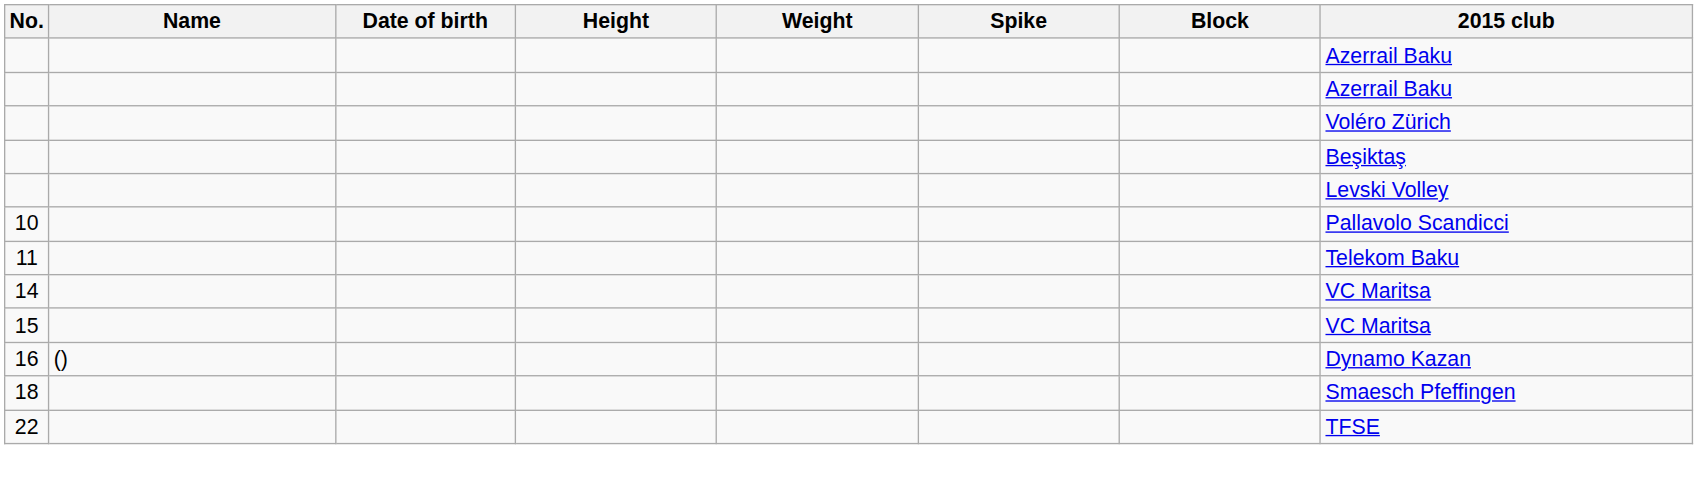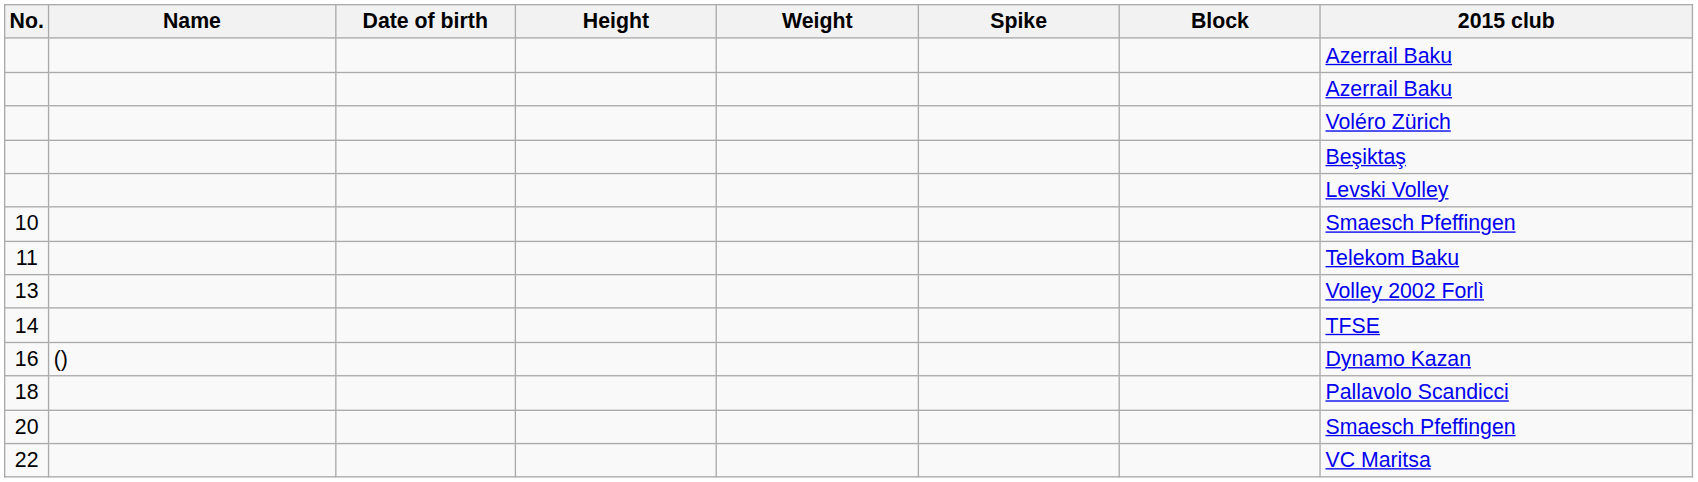(1417, 223) Pallavolo Scandicci -> (1421, 223) Smaesch Pfeffingen
+ row: (27, 291)
(1378, 291) VC Maritsa -> (1353, 325) TFSE
- row: (27, 325)
(1421, 392) Smaesch Pfeffingen -> (1417, 392) Pallavolo Scandicci
+ row: (27, 426)
(1353, 426) TFSE -> (1378, 460) VC Maritsa
